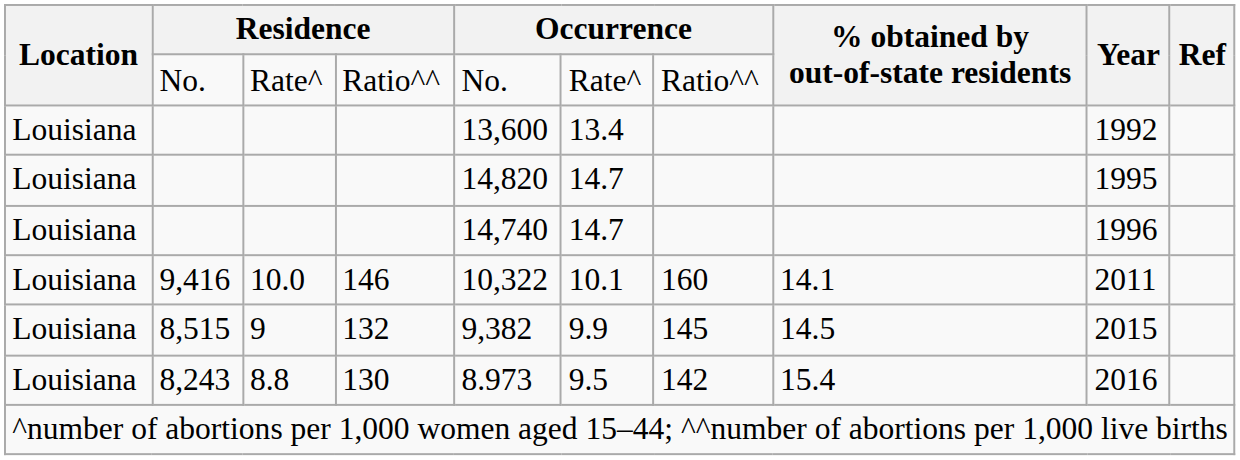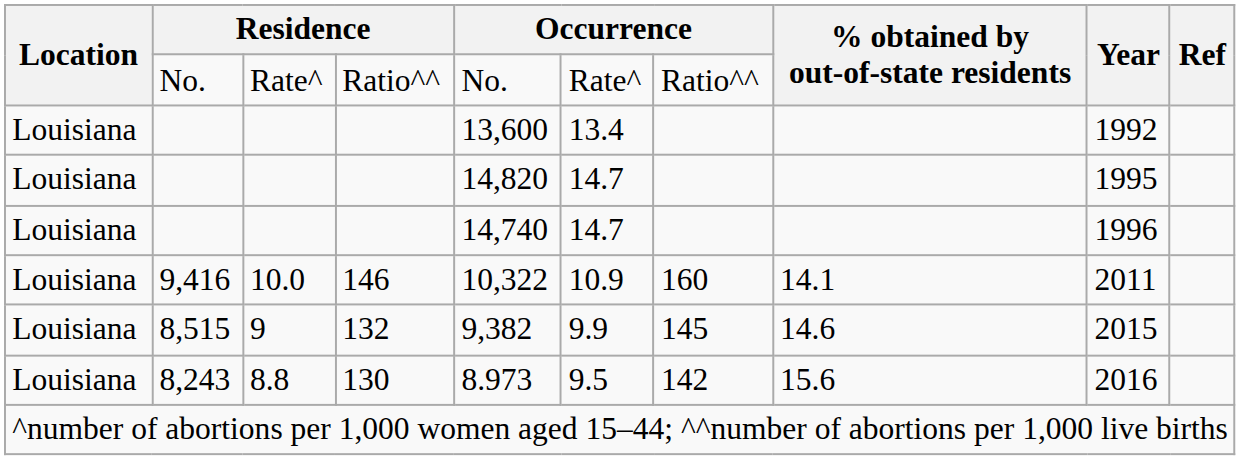(596, 279) 10.1 -> (596, 279) 10.9
(808, 329) 14.5 -> (808, 329) 14.6
(808, 379) 15.4 -> (808, 379) 15.6
